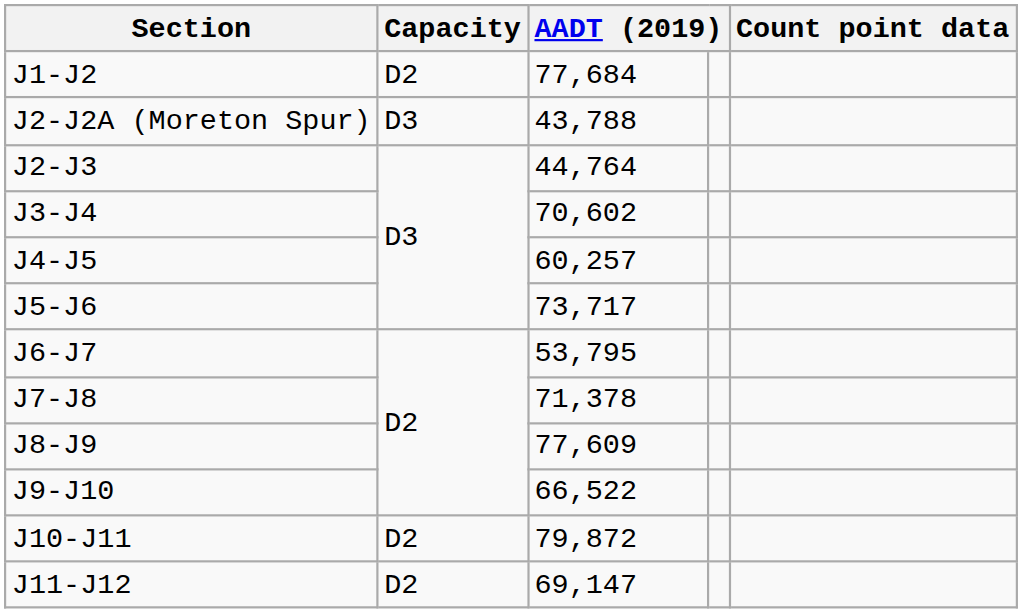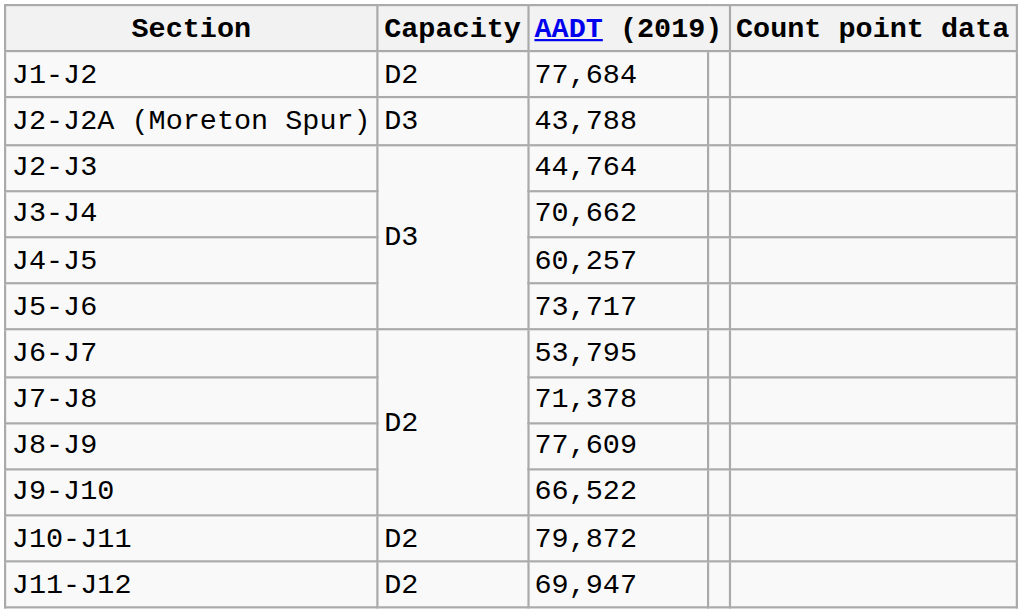(586, 214) 70,602 -> (586, 214) 70,662
(586, 585) 69,147 -> (586, 585) 69,947
